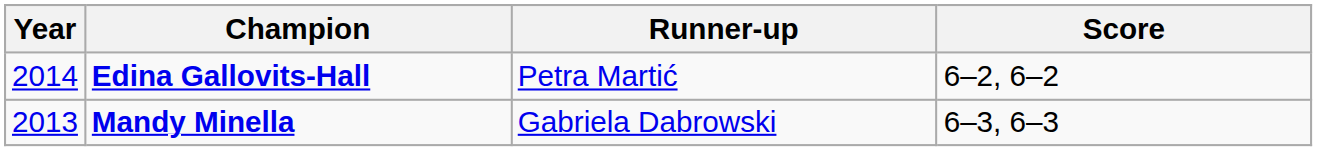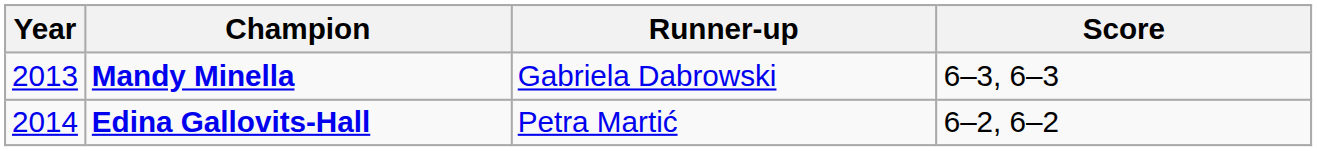rows swapped: (231, 76) <-> (193, 123)
